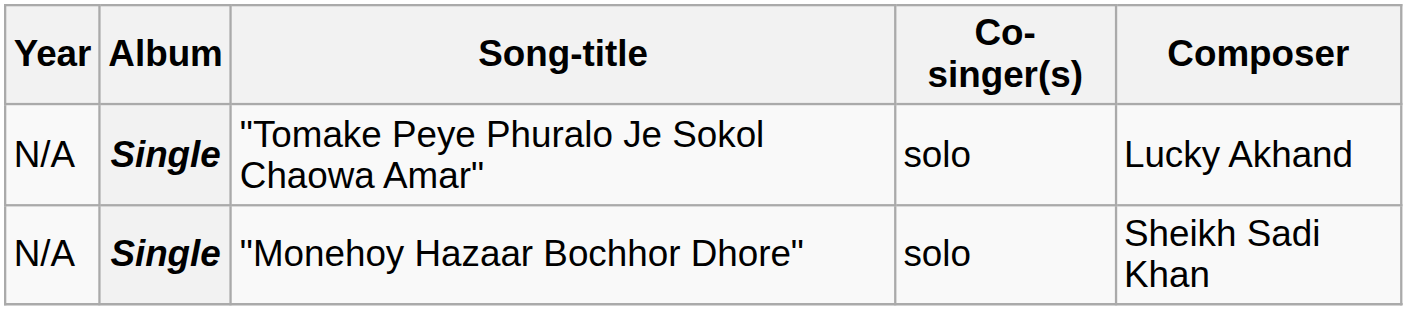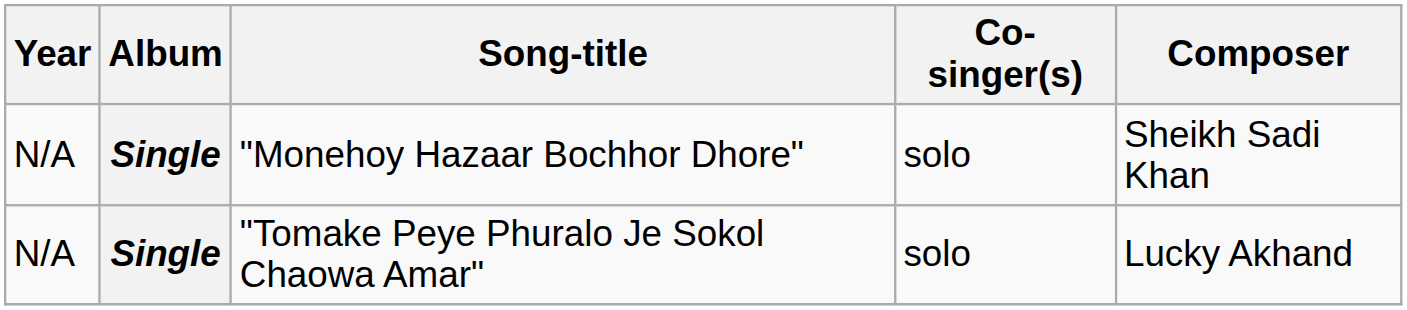rows swapped: (502, 154) <-> (522, 253)
